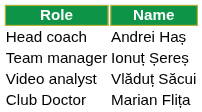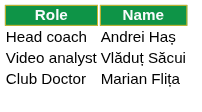- row: (57, 58)
